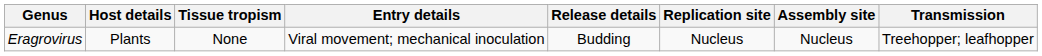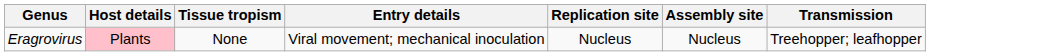- column: (604, 16)
(130, 39) no background -> (130, 39) pink background
